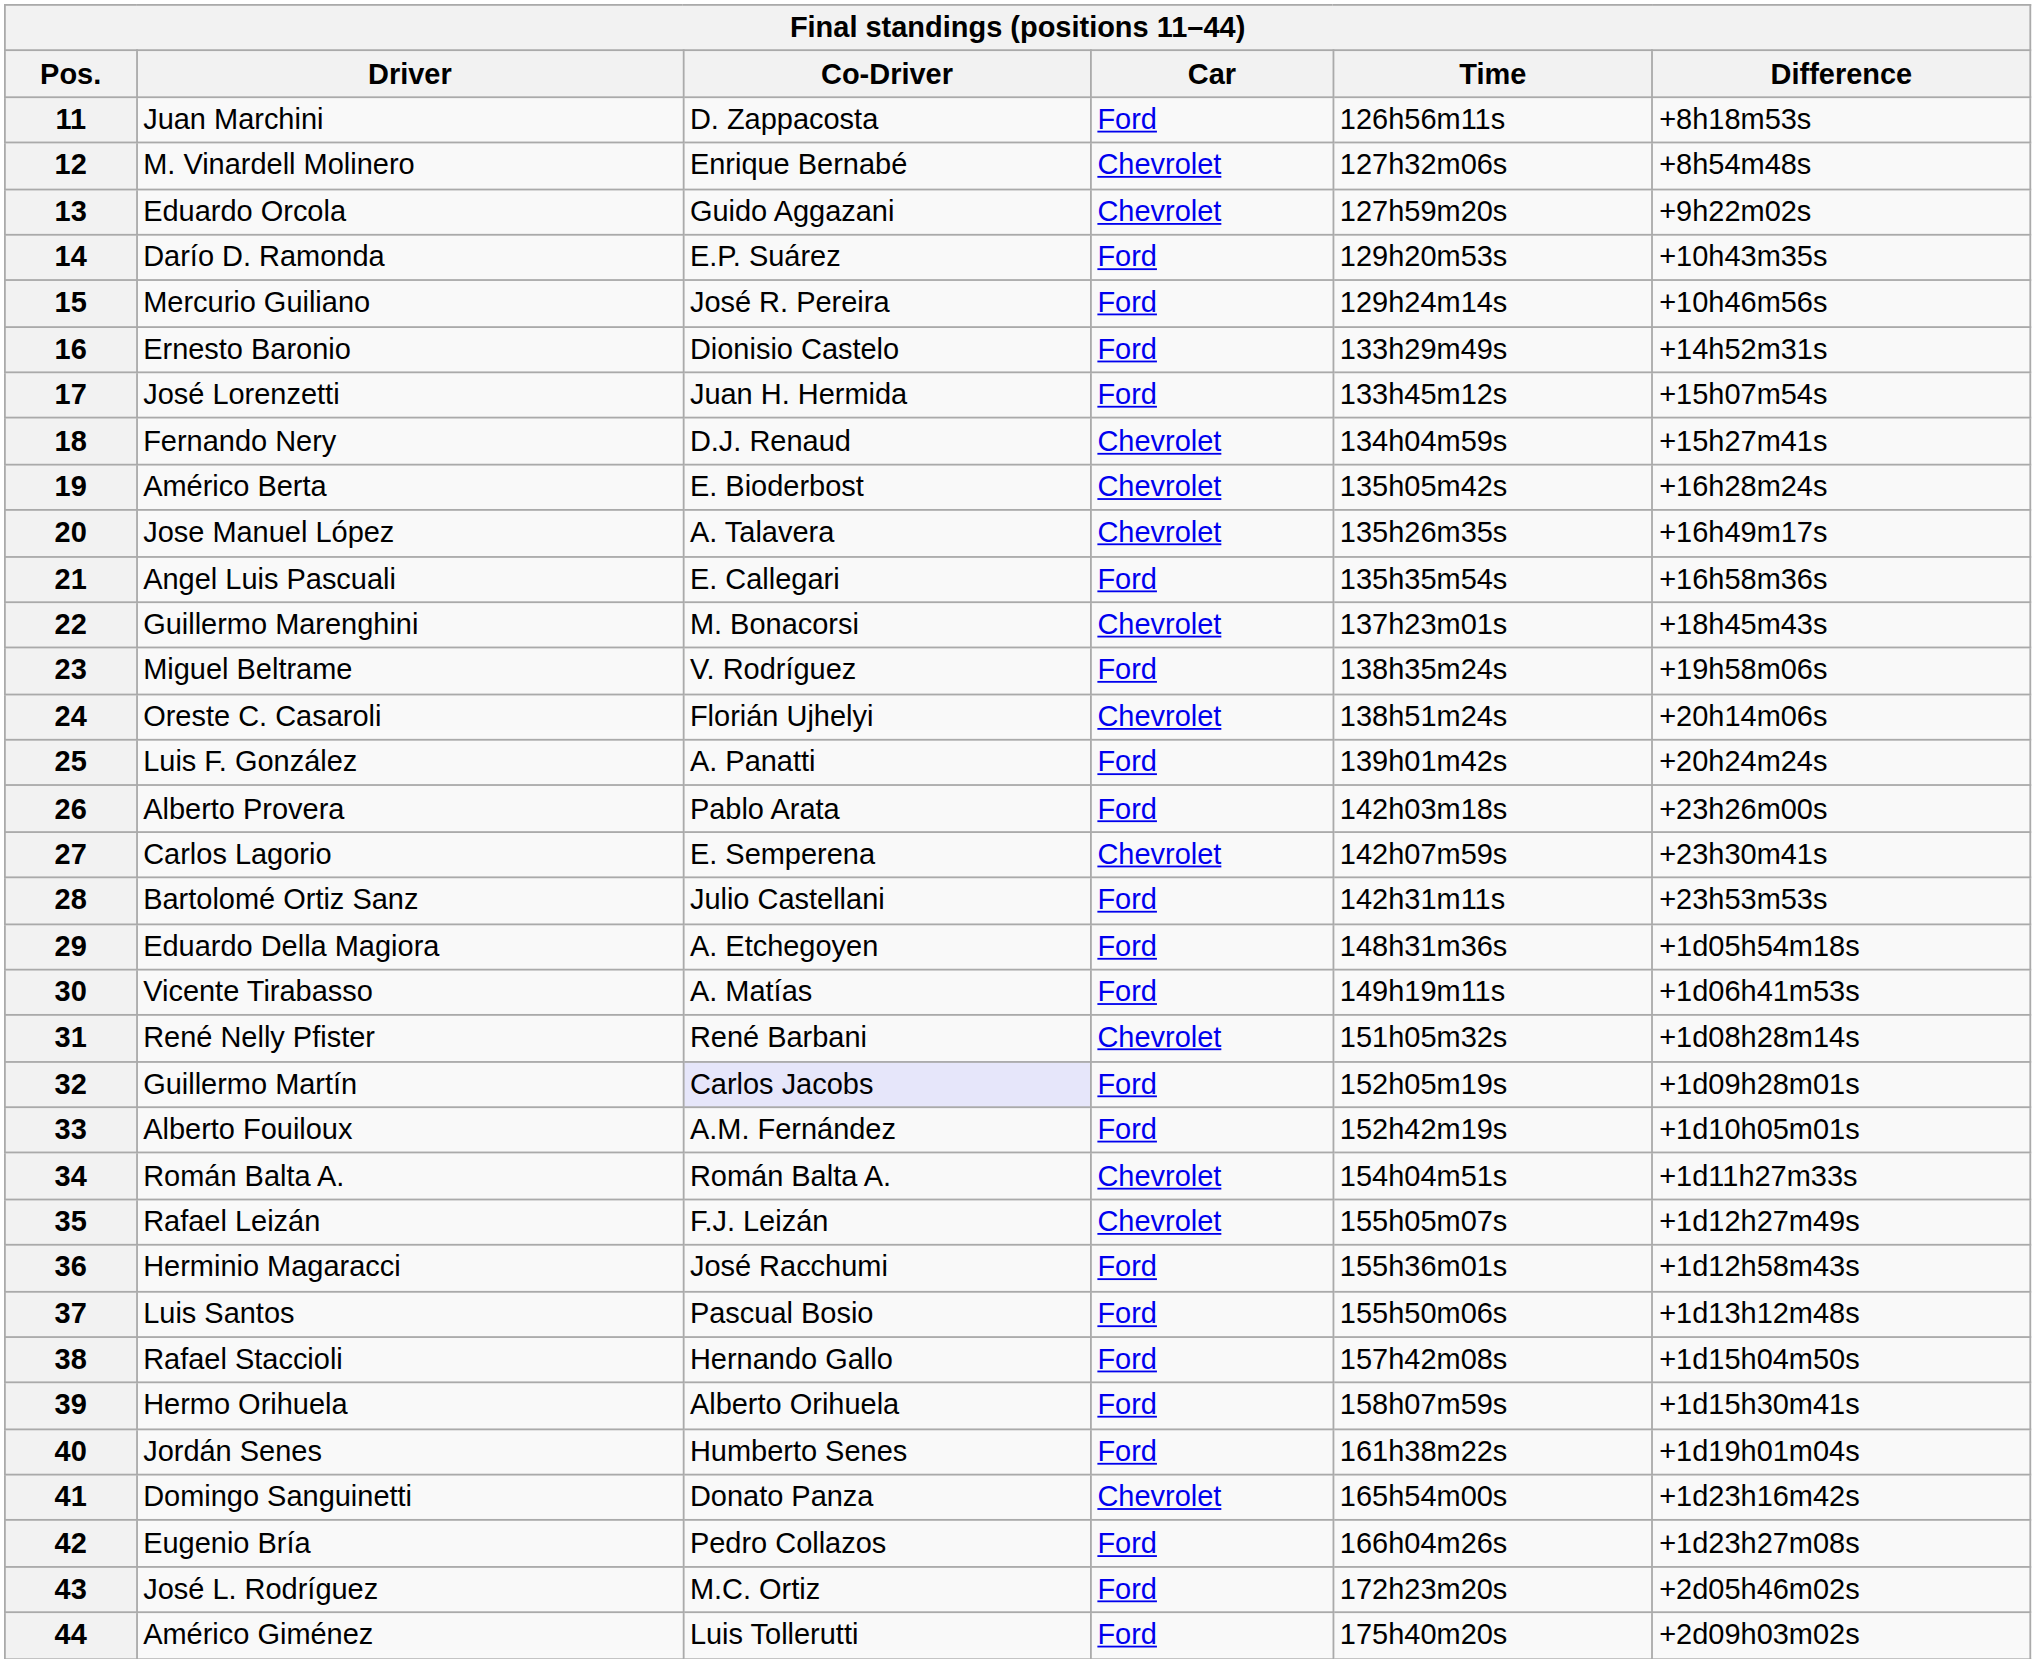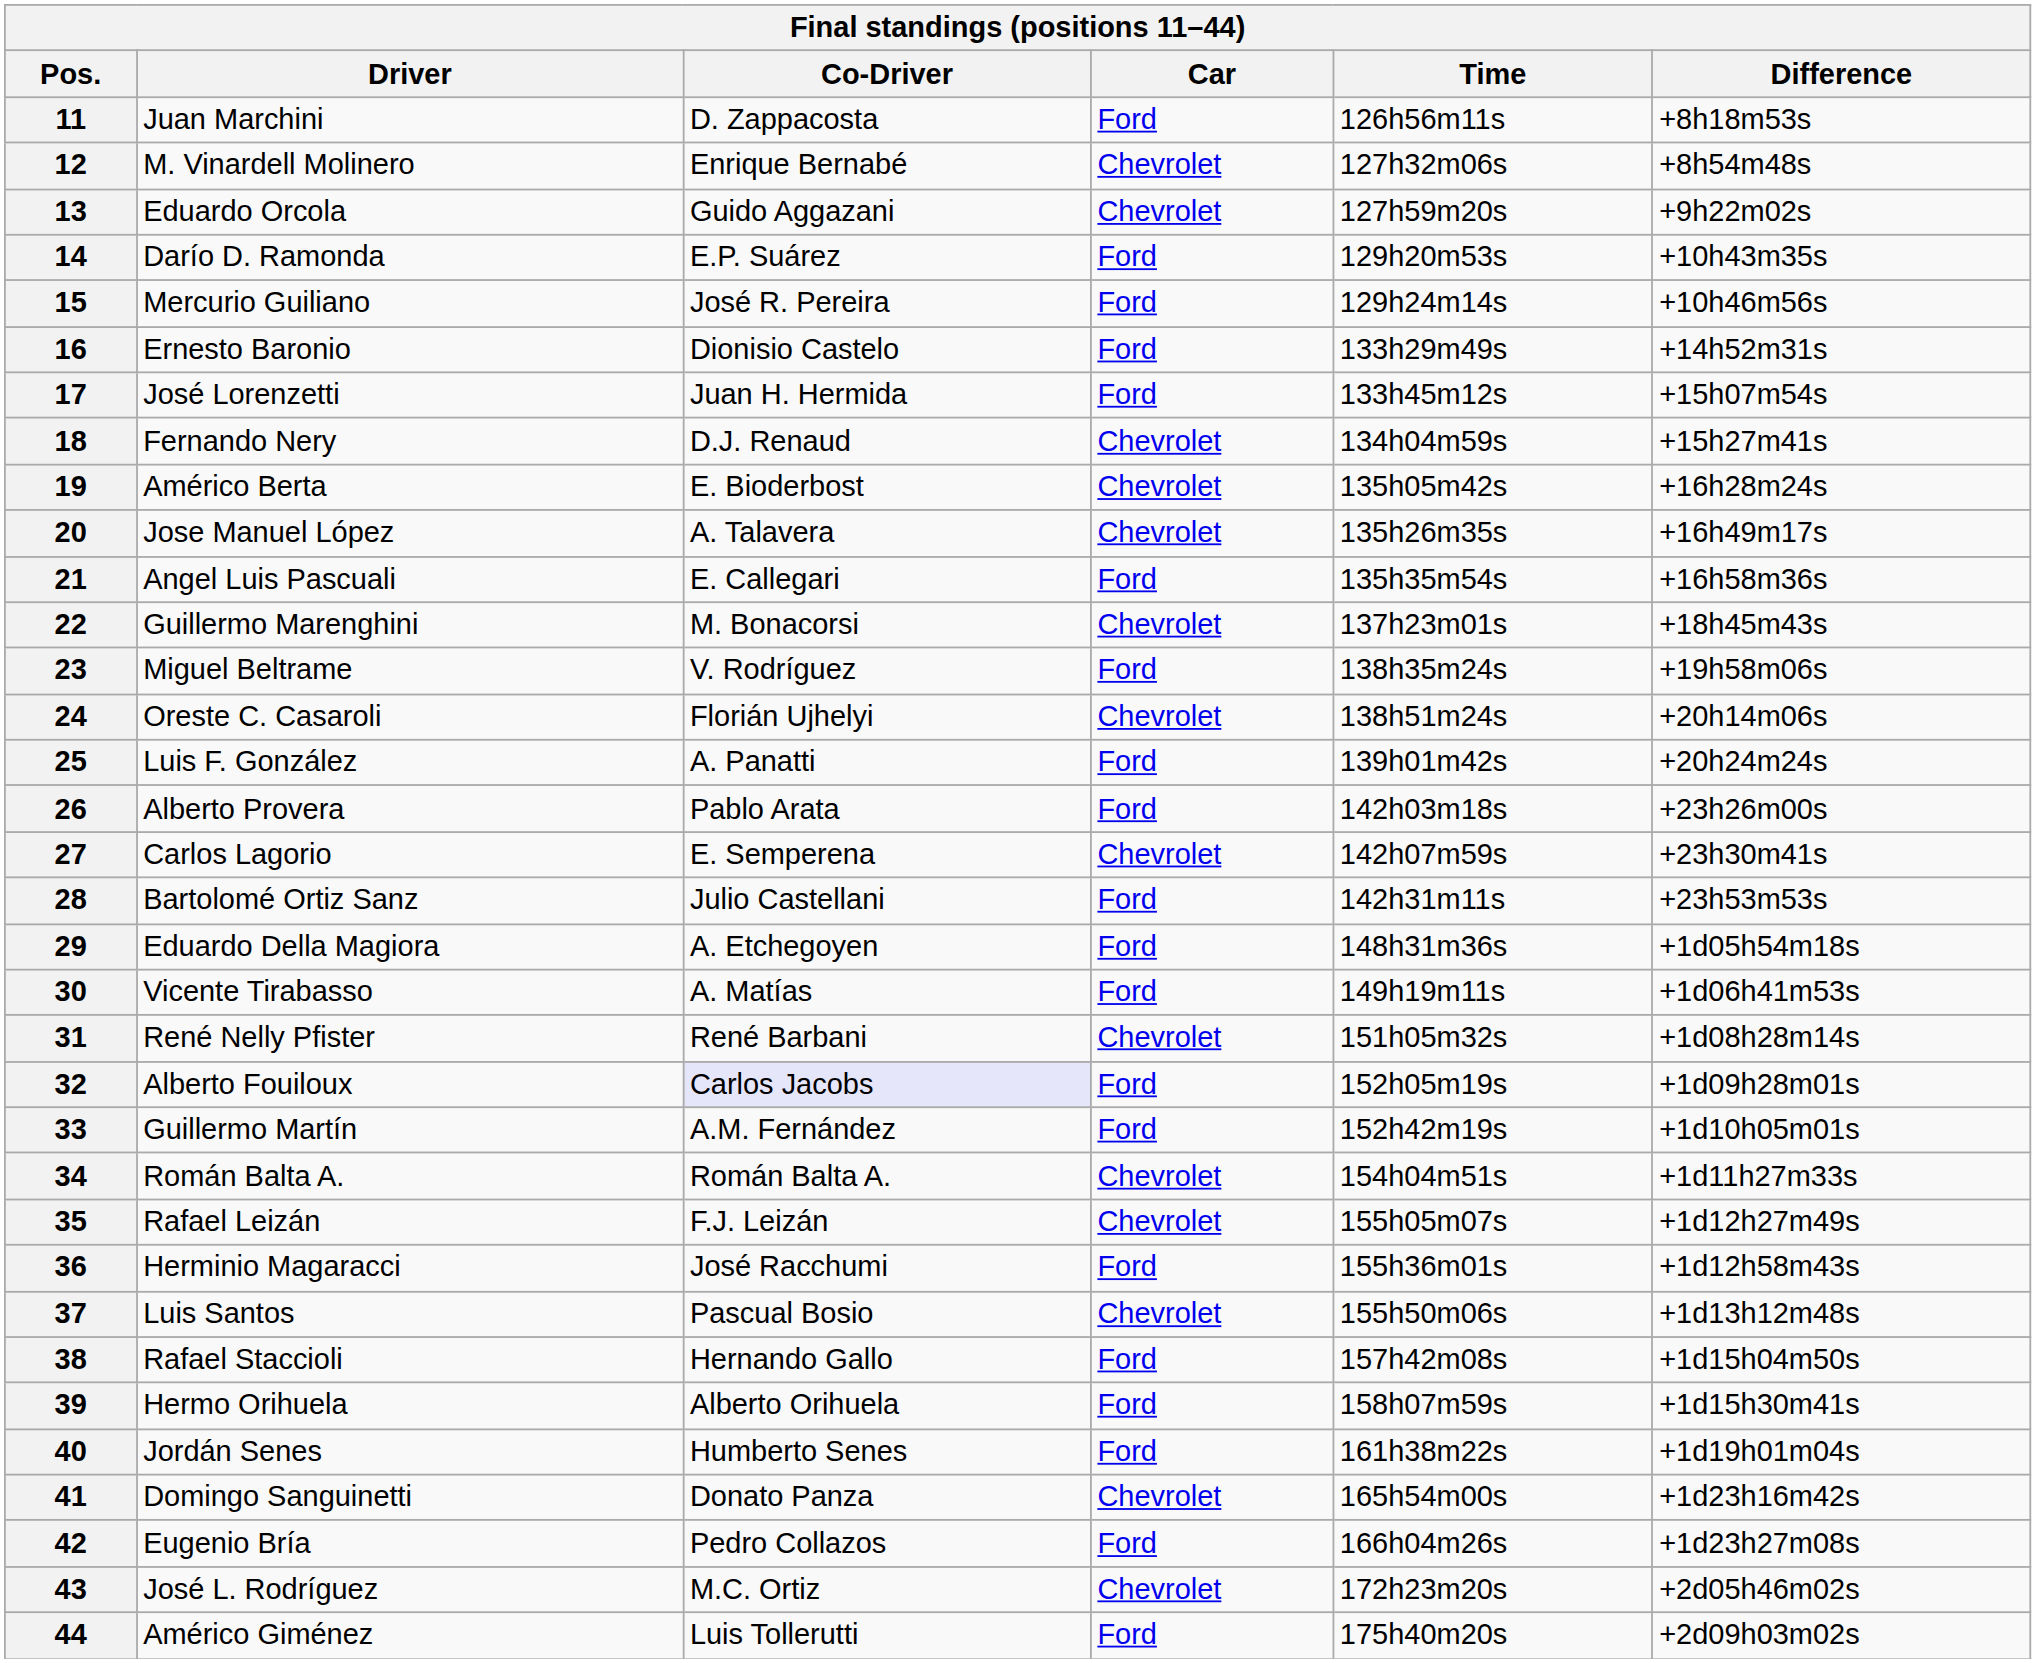(250, 1083) Guillermo Martín -> (248, 1083) Alberto Fouiloux
(248, 1129) Alberto Fouiloux -> (250, 1129) Guillermo Martín
(1127, 1313) Ford -> (1159, 1313) Chevrolet
(1127, 1589) Ford -> (1159, 1589) Chevrolet
